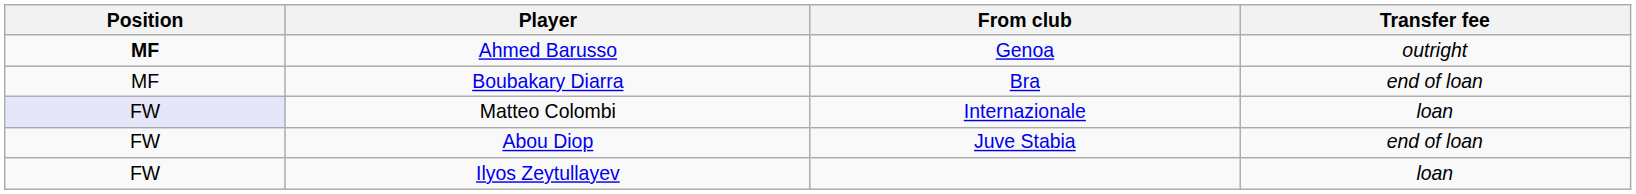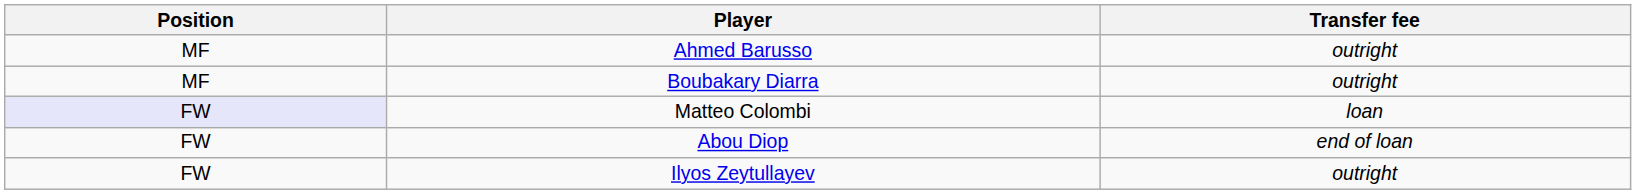- column: (1025, 20)
(145, 50) bold -> (196, 50) normal
(1435, 81) end of loan -> (1365, 81) outright
(1435, 173) loan -> (1365, 173) outright
